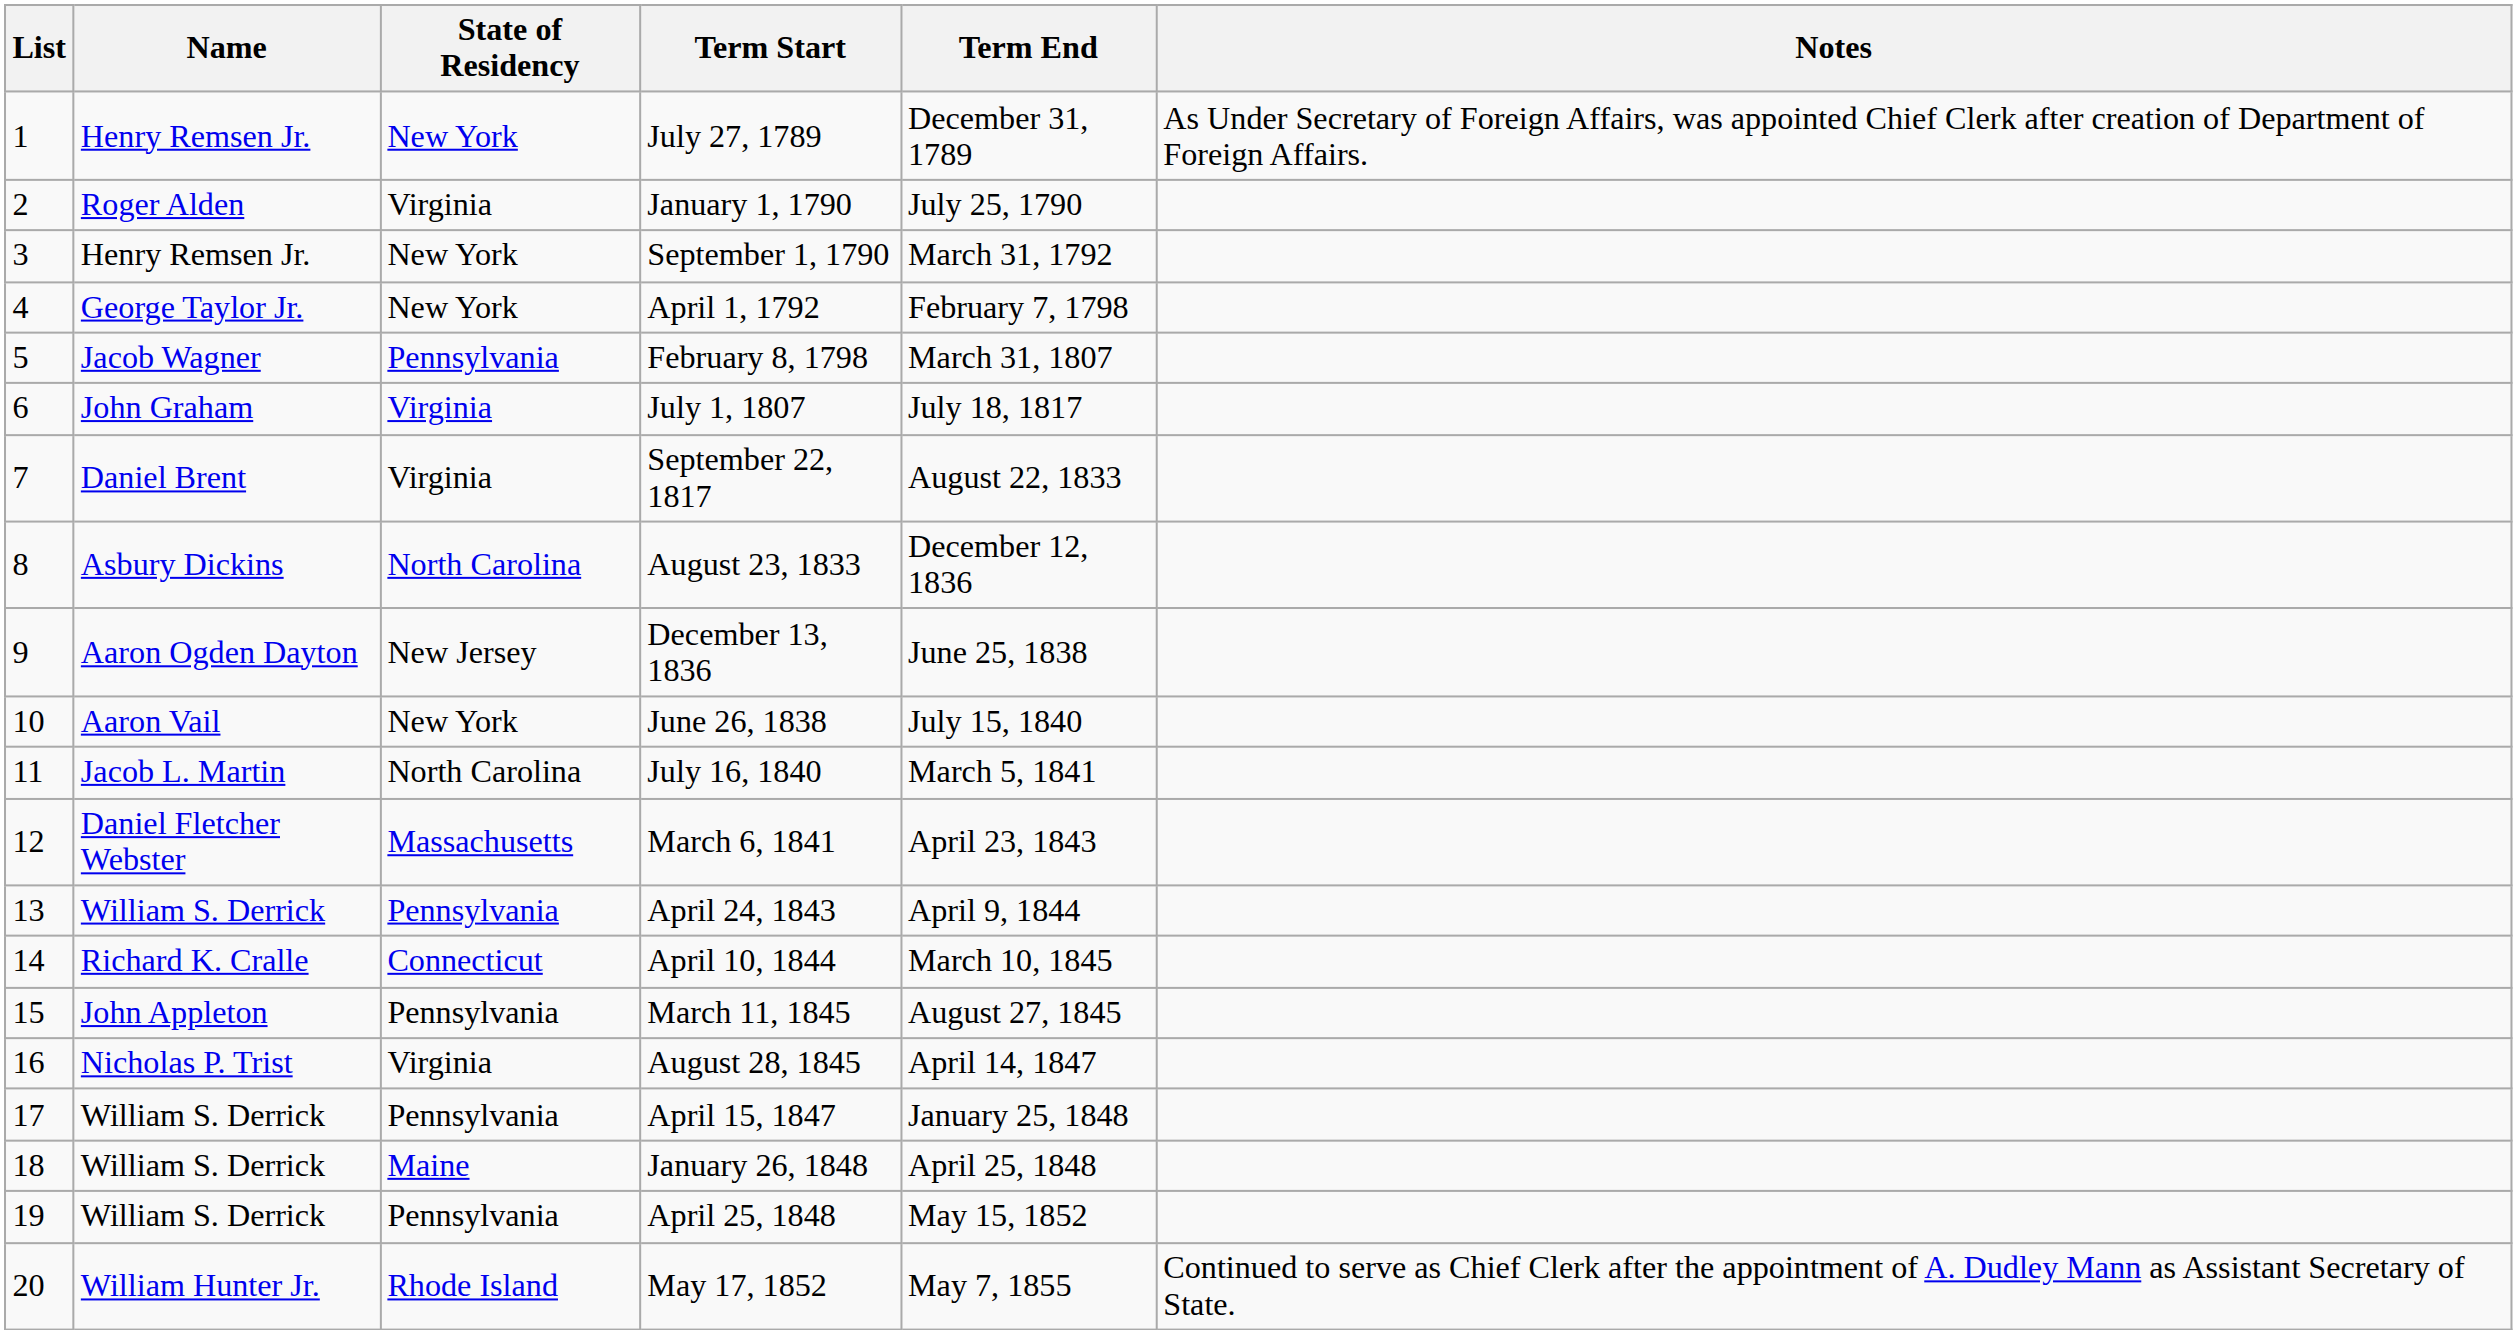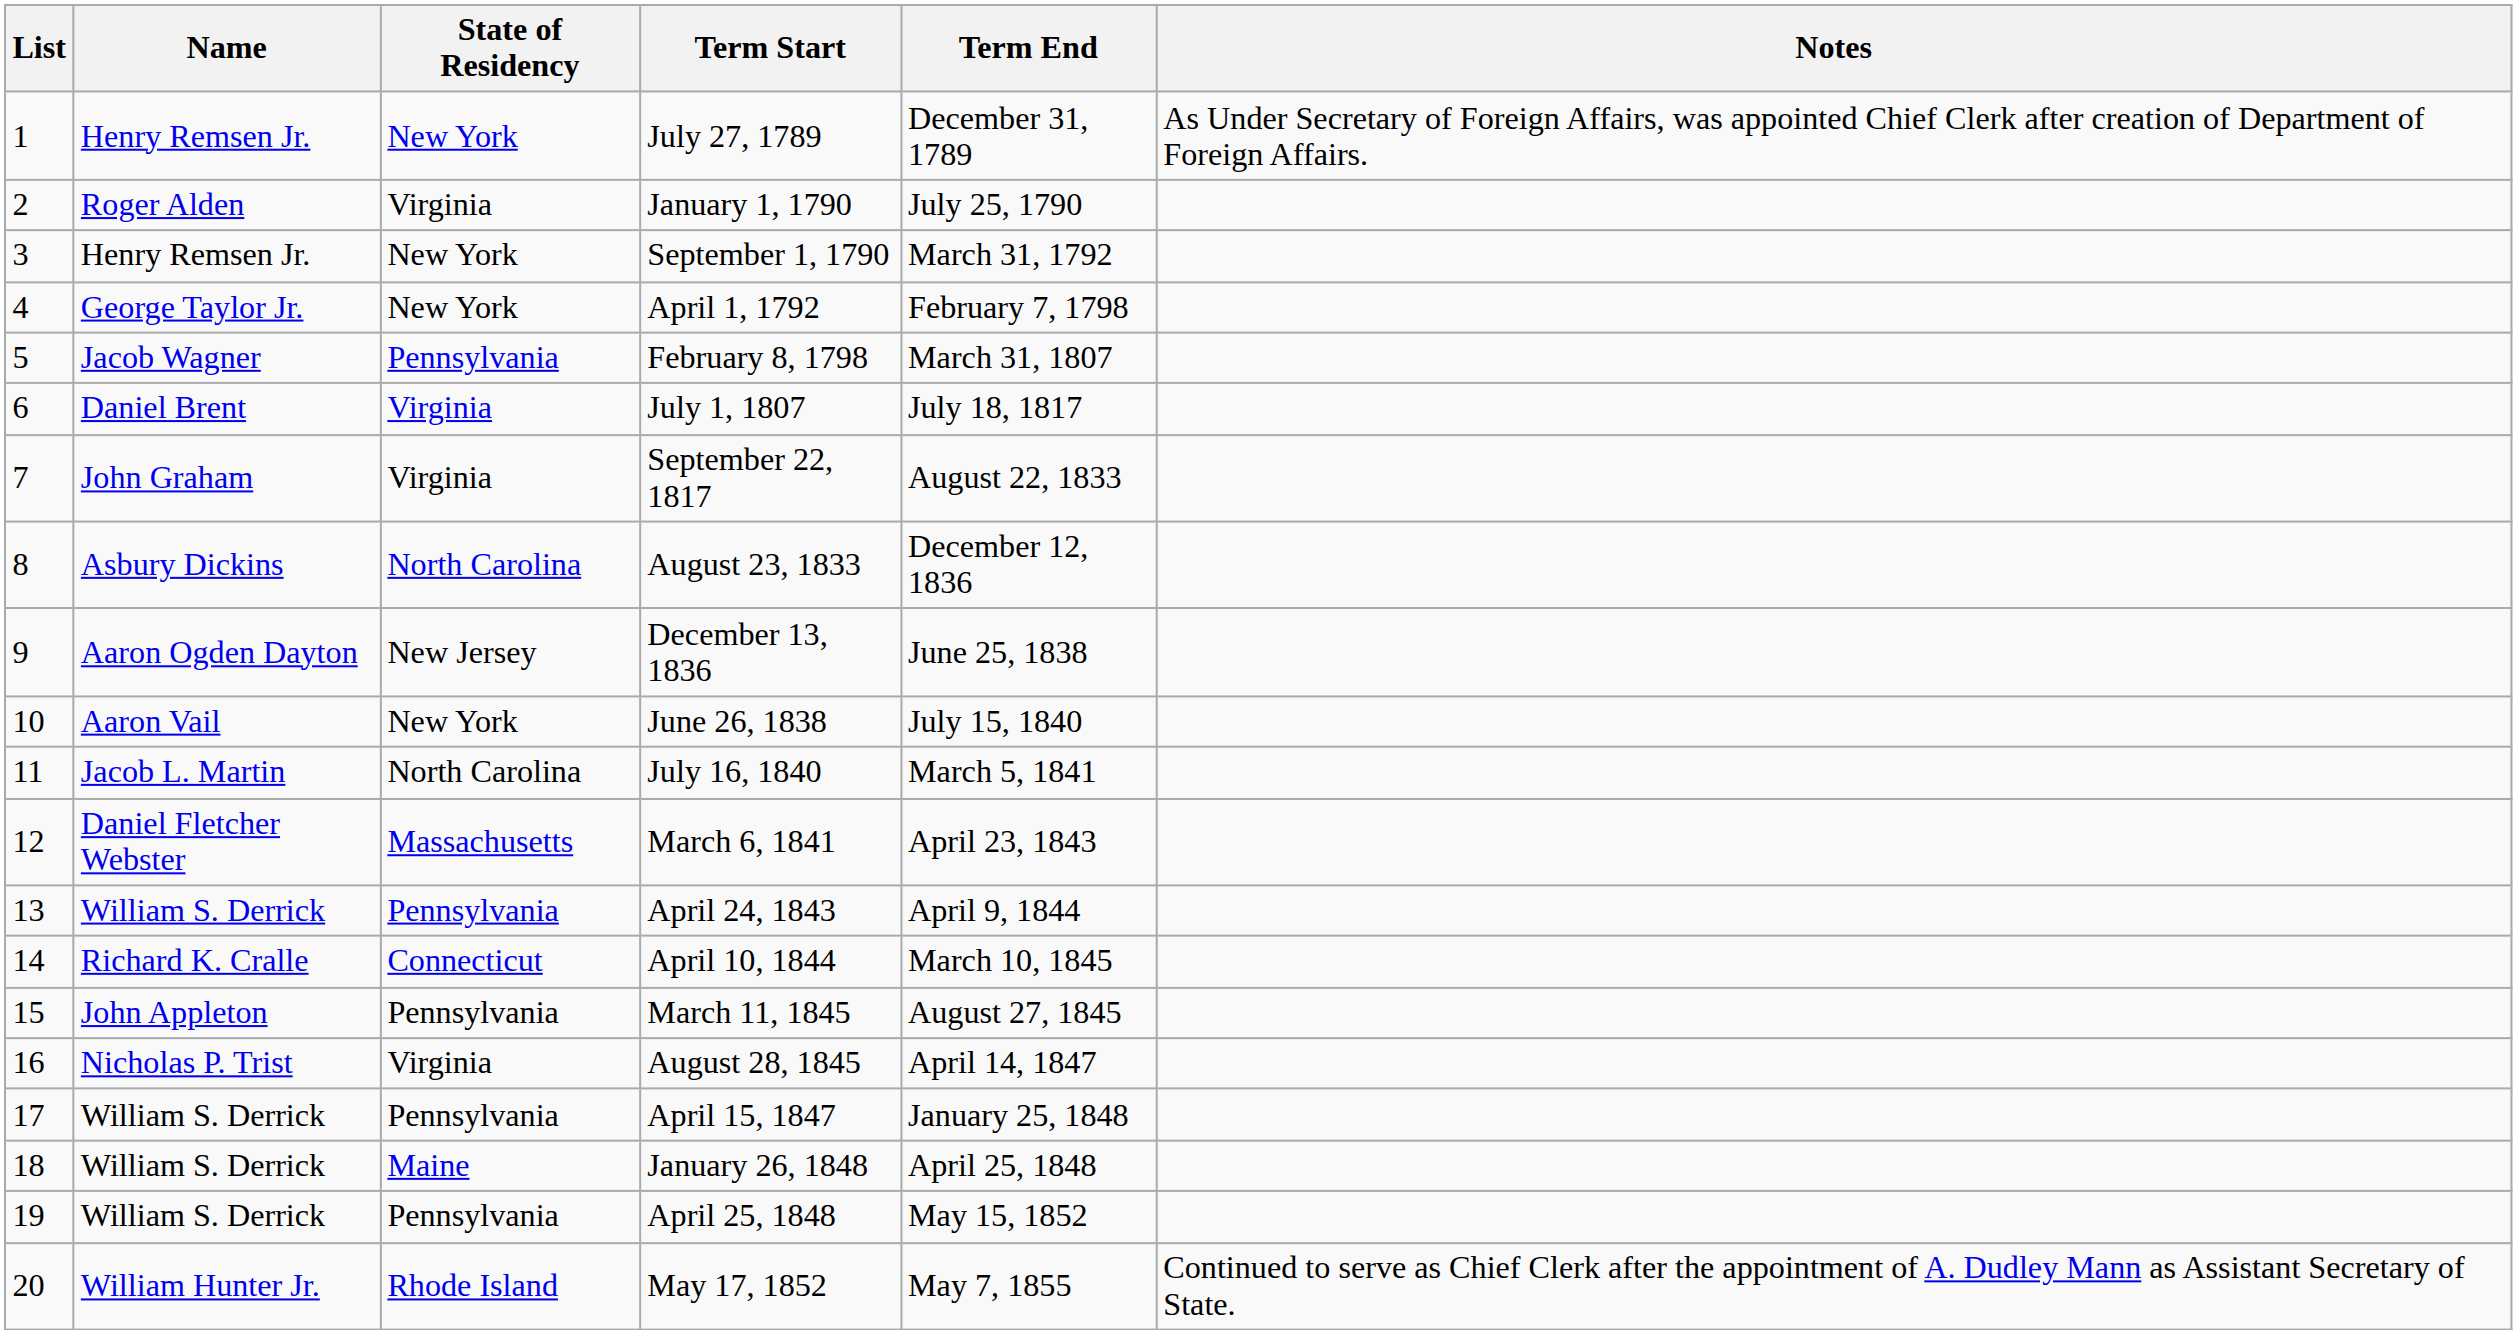(167, 408) John Graham -> (163, 408) Daniel Brent
(163, 477) Daniel Brent -> (167, 477) John Graham
